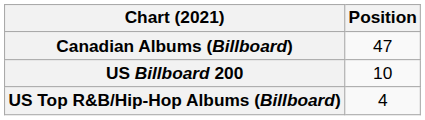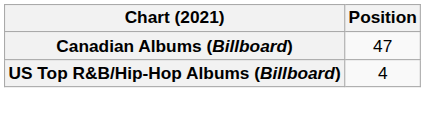- row: (175, 73)
